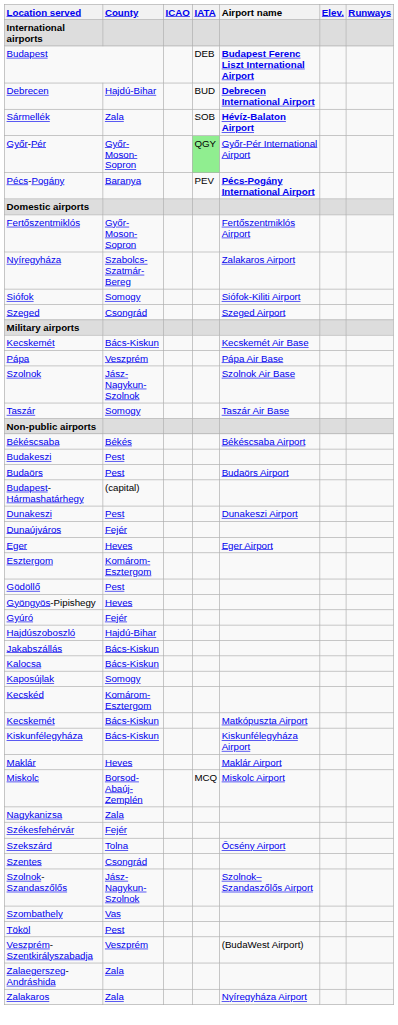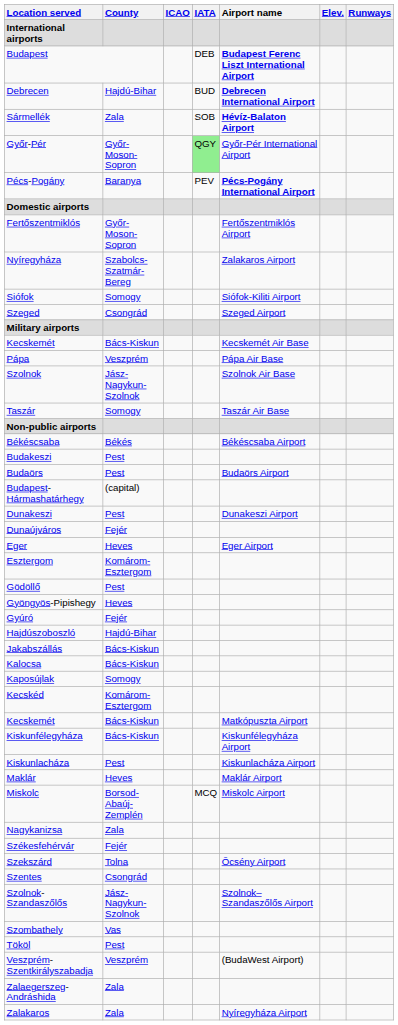+ row: (38, 762)
